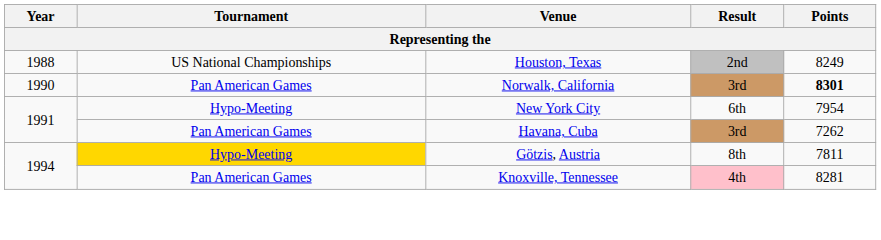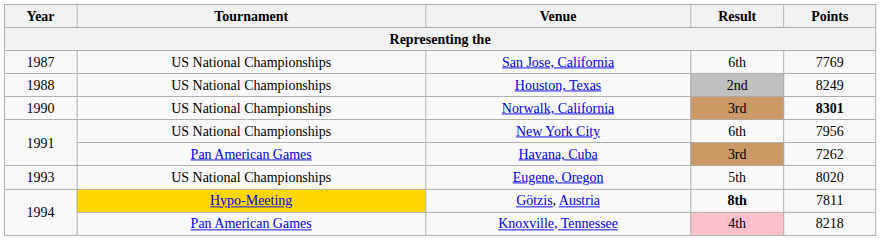+ row: (558, 62)
(251, 85) Pan American Games -> (251, 108) US National Championships
(251, 108) Hypo-Meeting -> (251, 131) US National Championships
(830, 108) 7954 -> (830, 131) 7956
+ row: (558, 177)
(737, 154) normal -> (737, 200) bold
(830, 177) 8281 -> (830, 223) 8218
